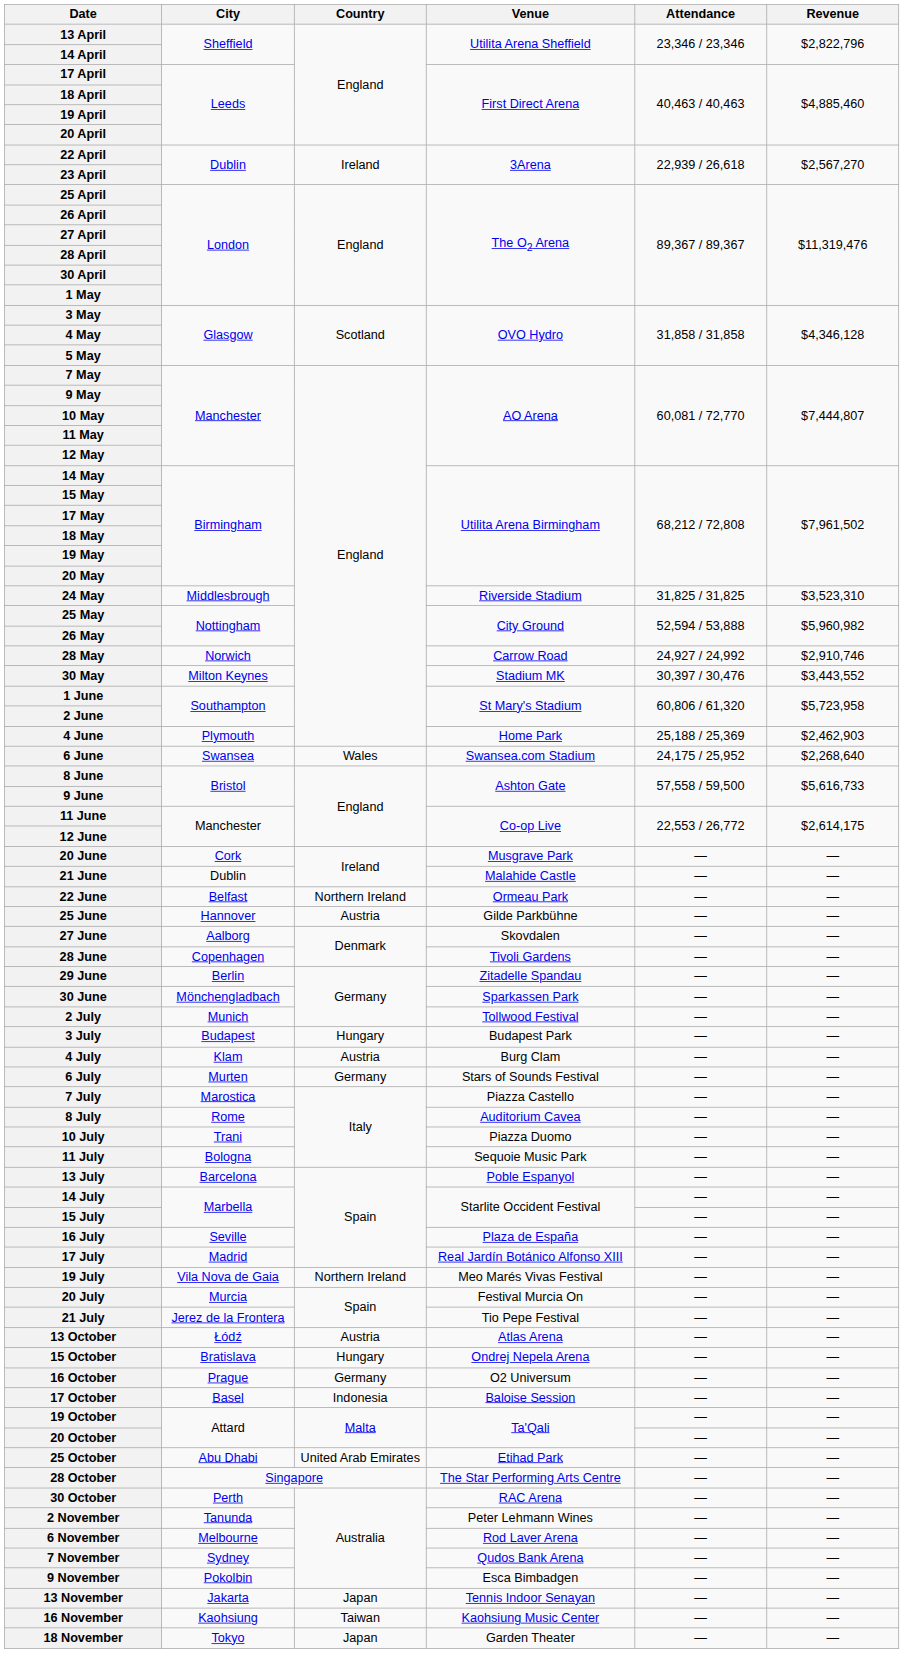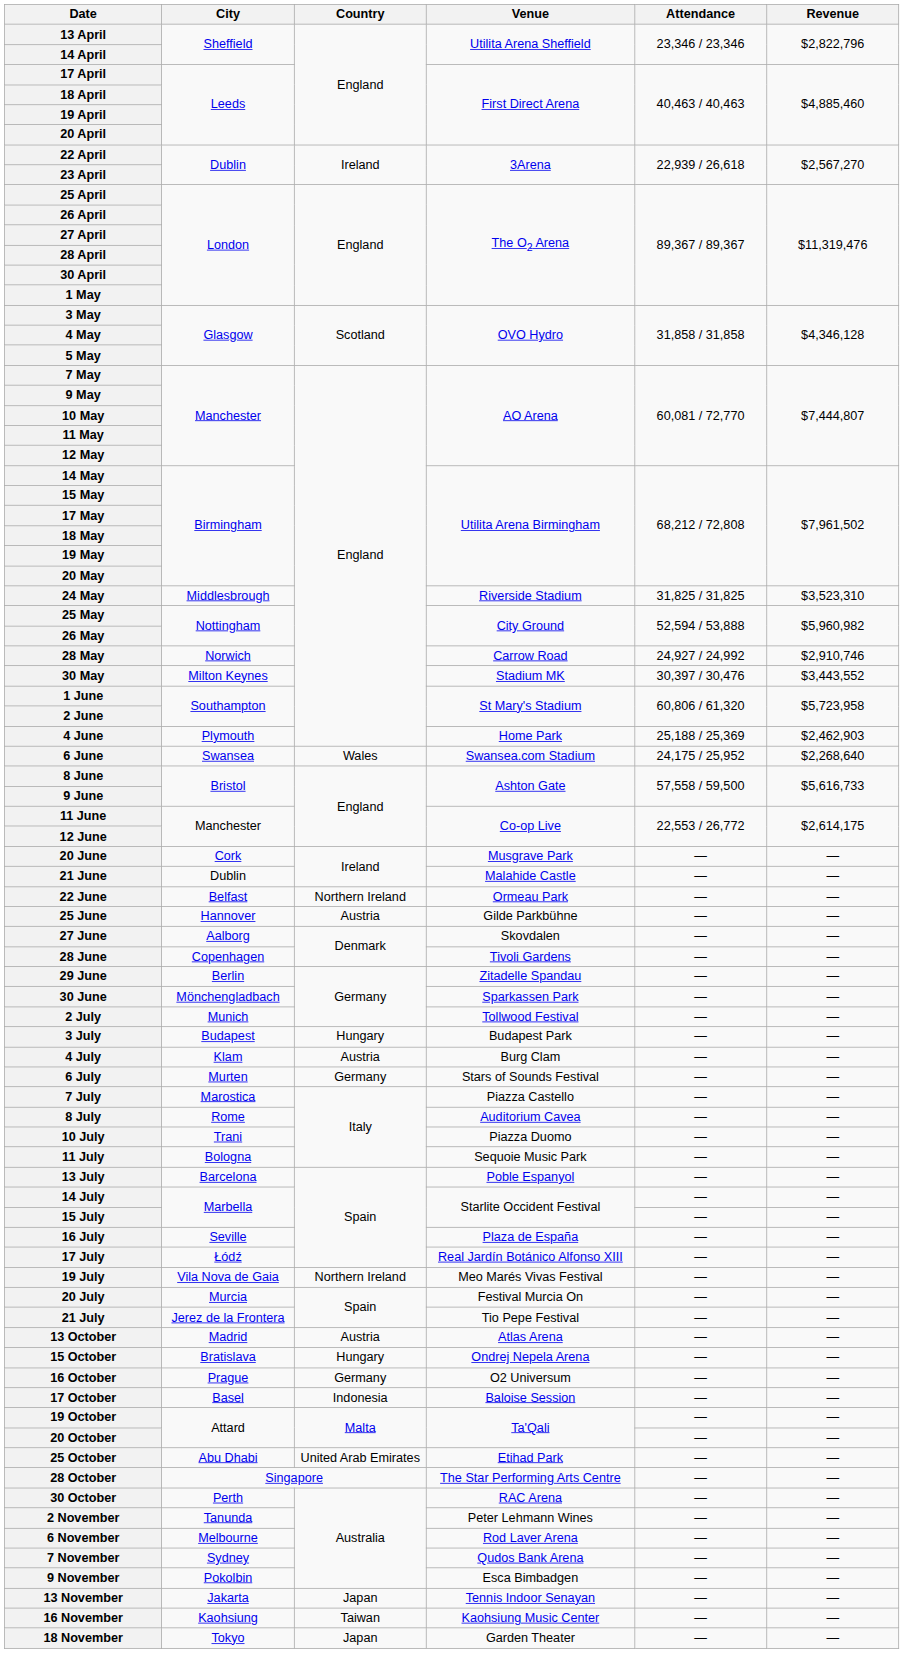(228, 1257) Madrid -> (228, 1257) Łódź
(228, 1337) Łódź -> (228, 1337) Madrid
